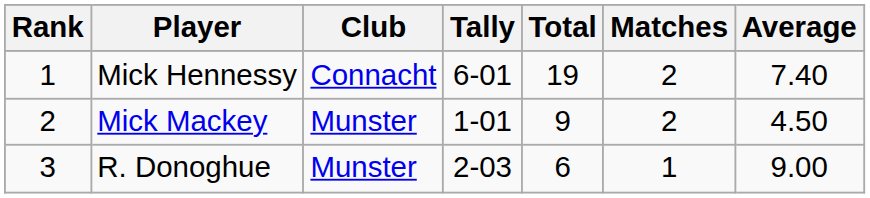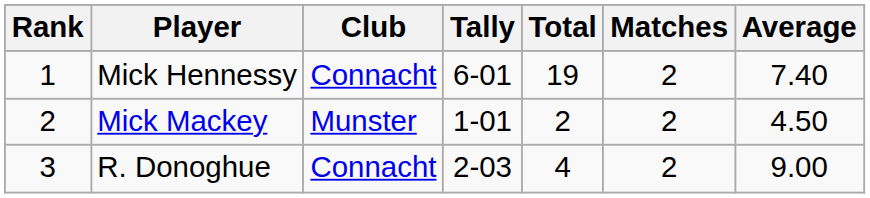(563, 121) 9 -> (563, 121) 2
(364, 167) Munster -> (373, 167) Connacht
(563, 167) 6 -> (563, 167) 4
(669, 167) 1 -> (669, 167) 2
